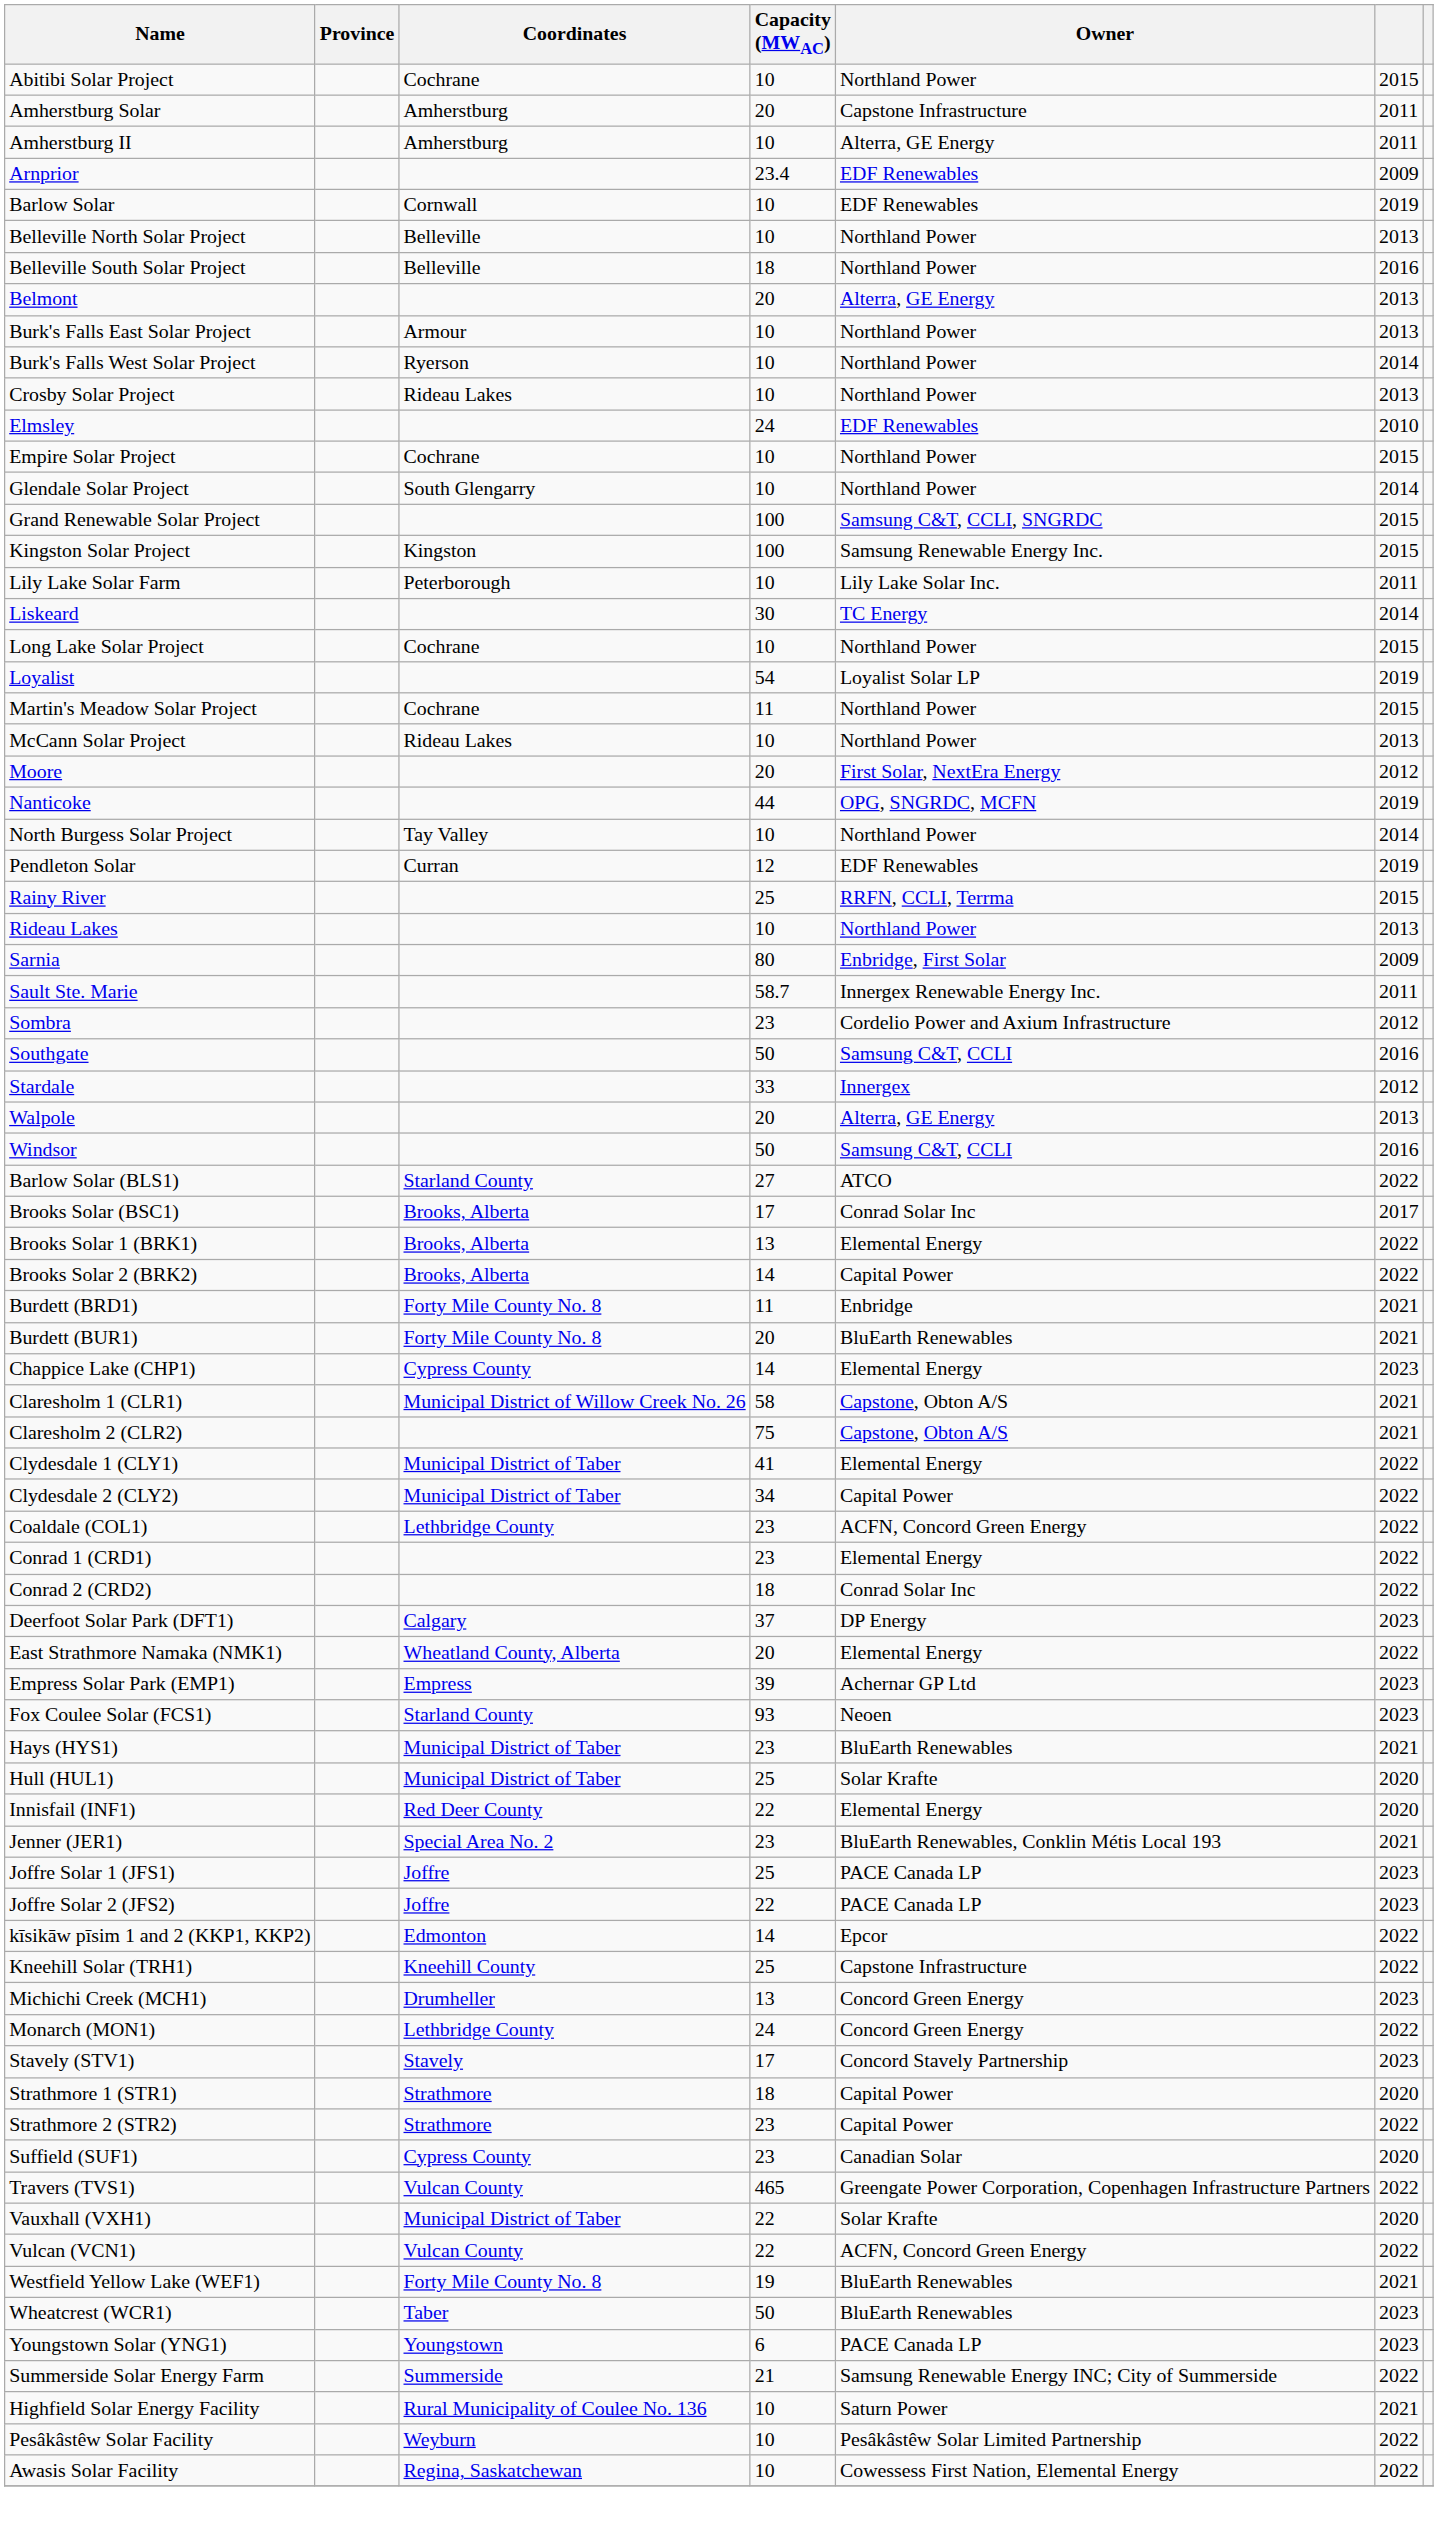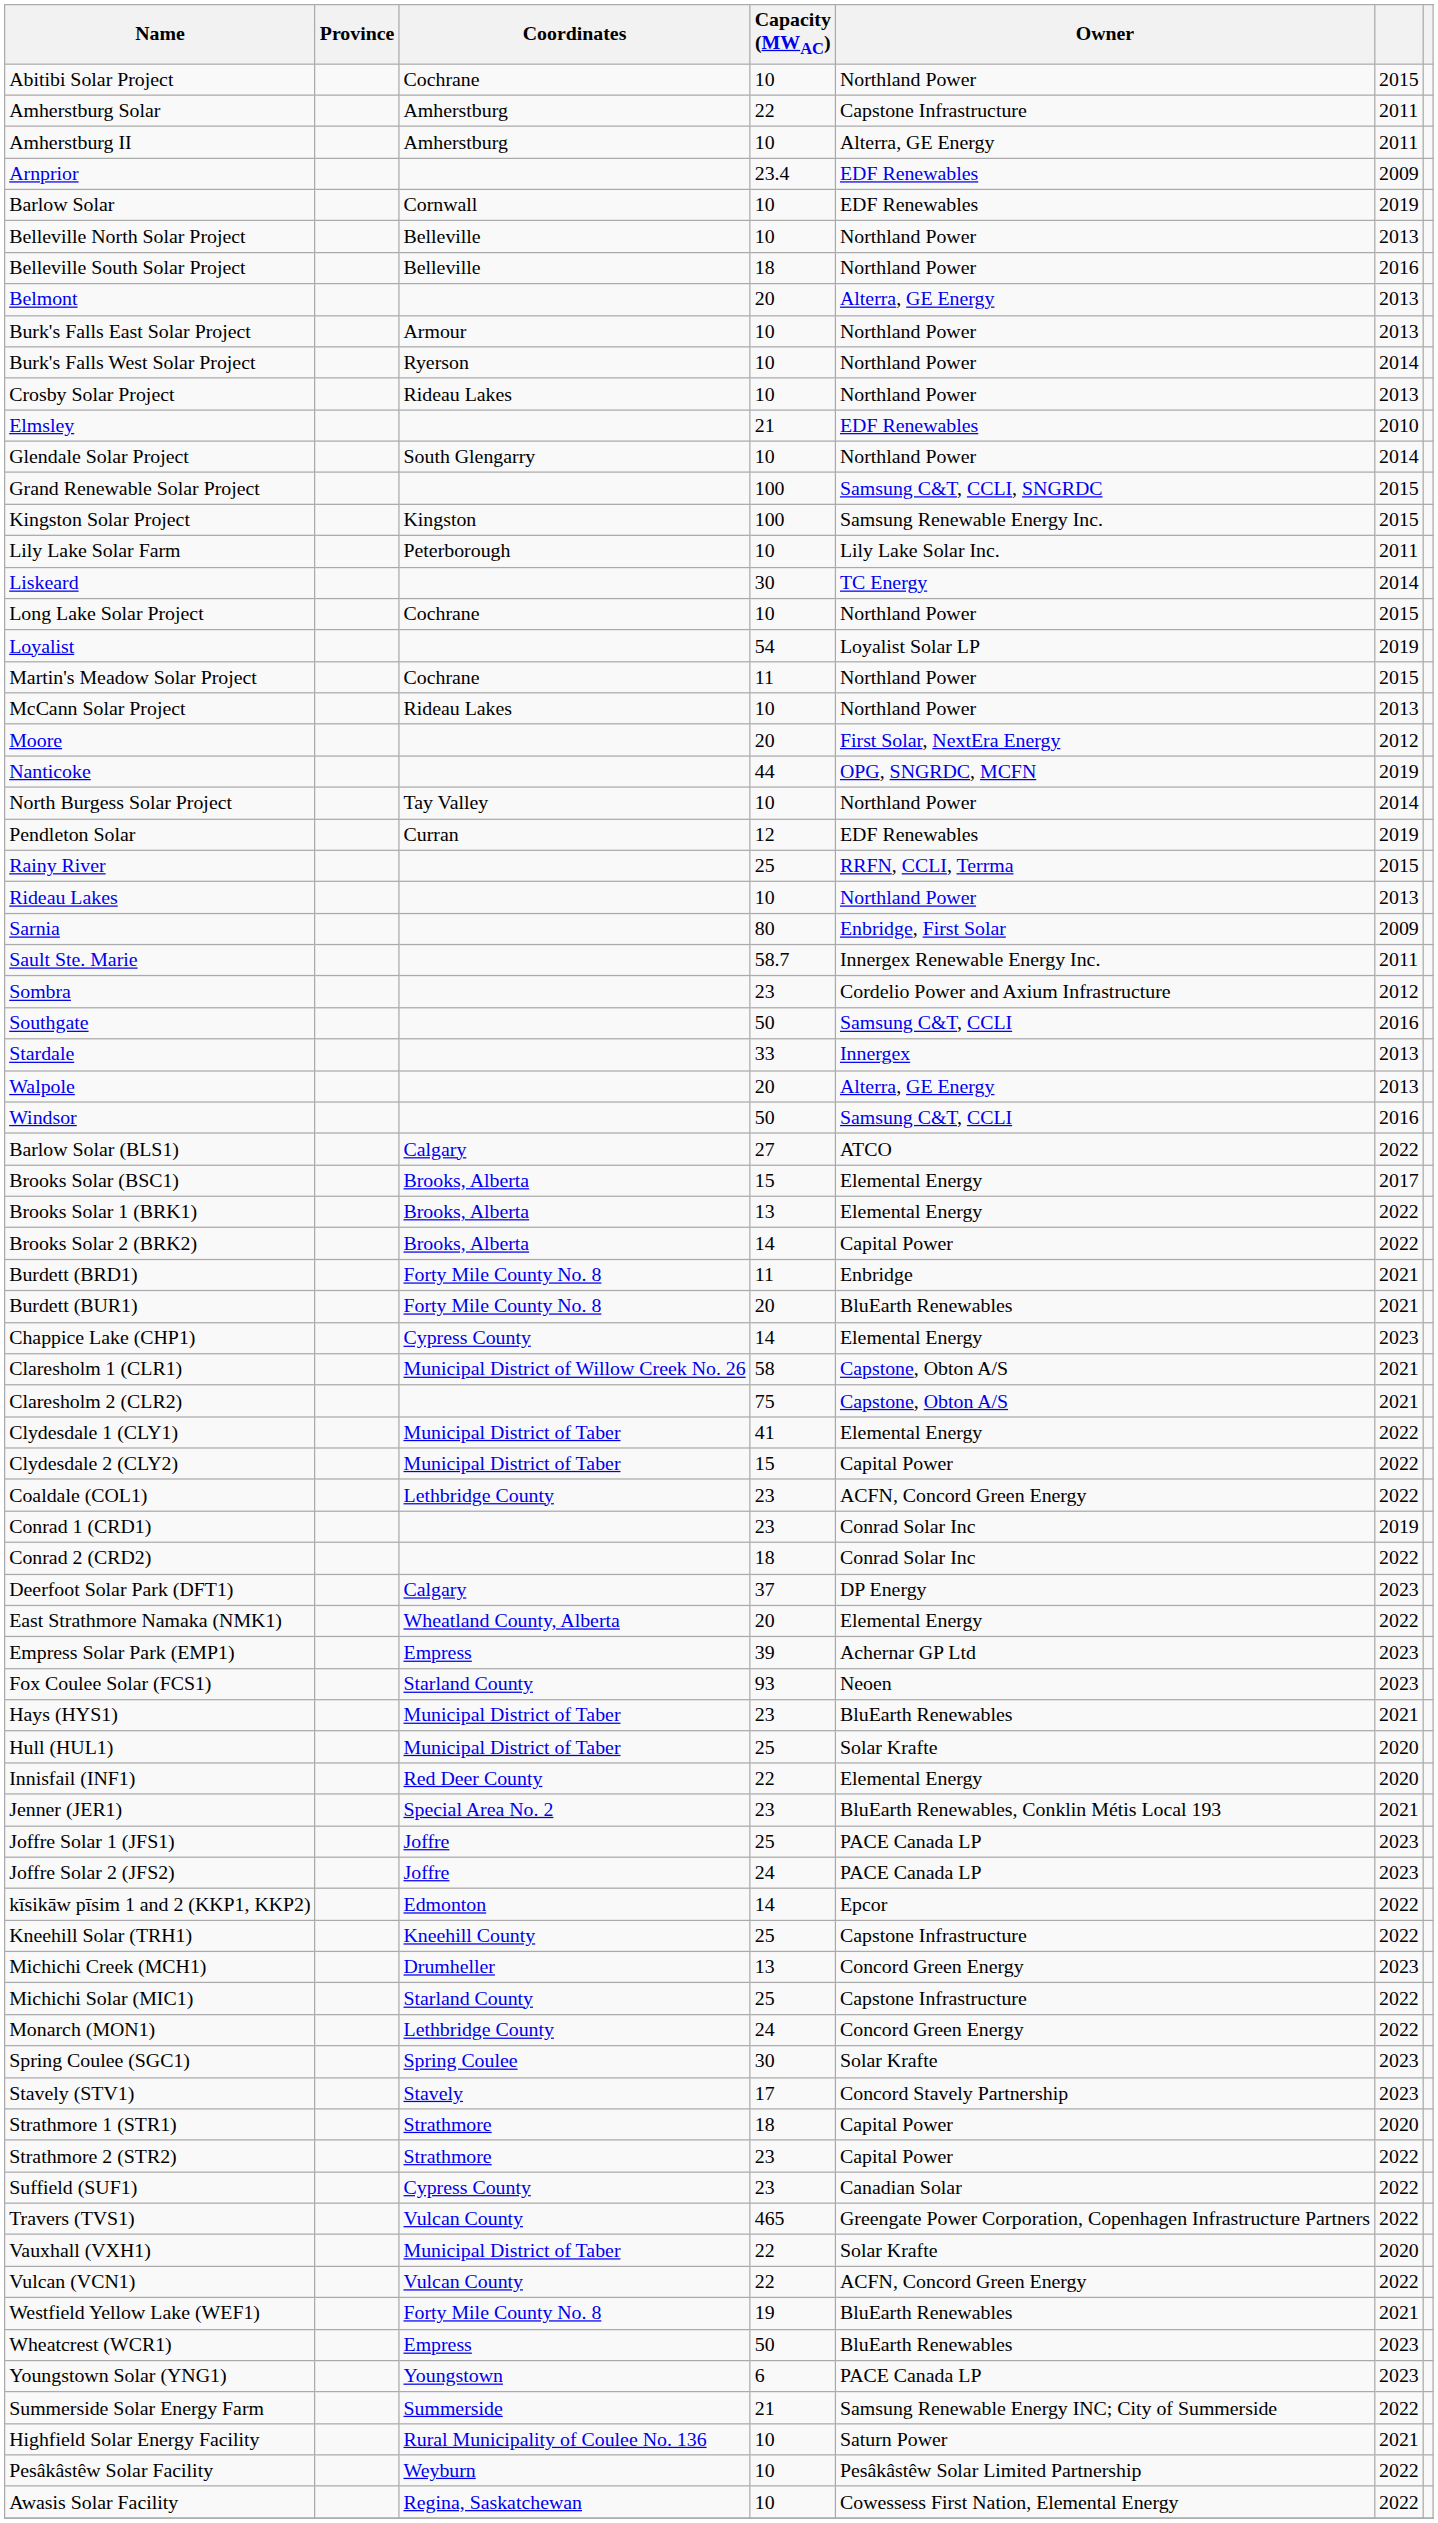(765, 110) 20 -> (765, 110) 22
(765, 425) 24 -> (765, 425) 21
- row: (92, 456)
(1399, 1086) 2012 -> (1399, 1054) 2013
(468, 1180) Starland County -> (435, 1149) Calgary
(765, 1211) 17 -> (765, 1180) 15
(908, 1211) Conrad Solar Inc -> (911, 1180) Elemental Energy
(765, 1495) 34 -> (765, 1463) 15
(911, 1558) Elemental Energy -> (908, 1526) Conrad Solar Inc
(1399, 1558) 2022 -> (1399, 1526) 2019
(765, 1904) 22 -> (765, 1872) 24
+ row: (101, 1998)
+ row: (100, 2061)
(1399, 2155) 2020 -> (1399, 2187) 2022
(426, 2313) Taber -> (438, 2344) Empress
